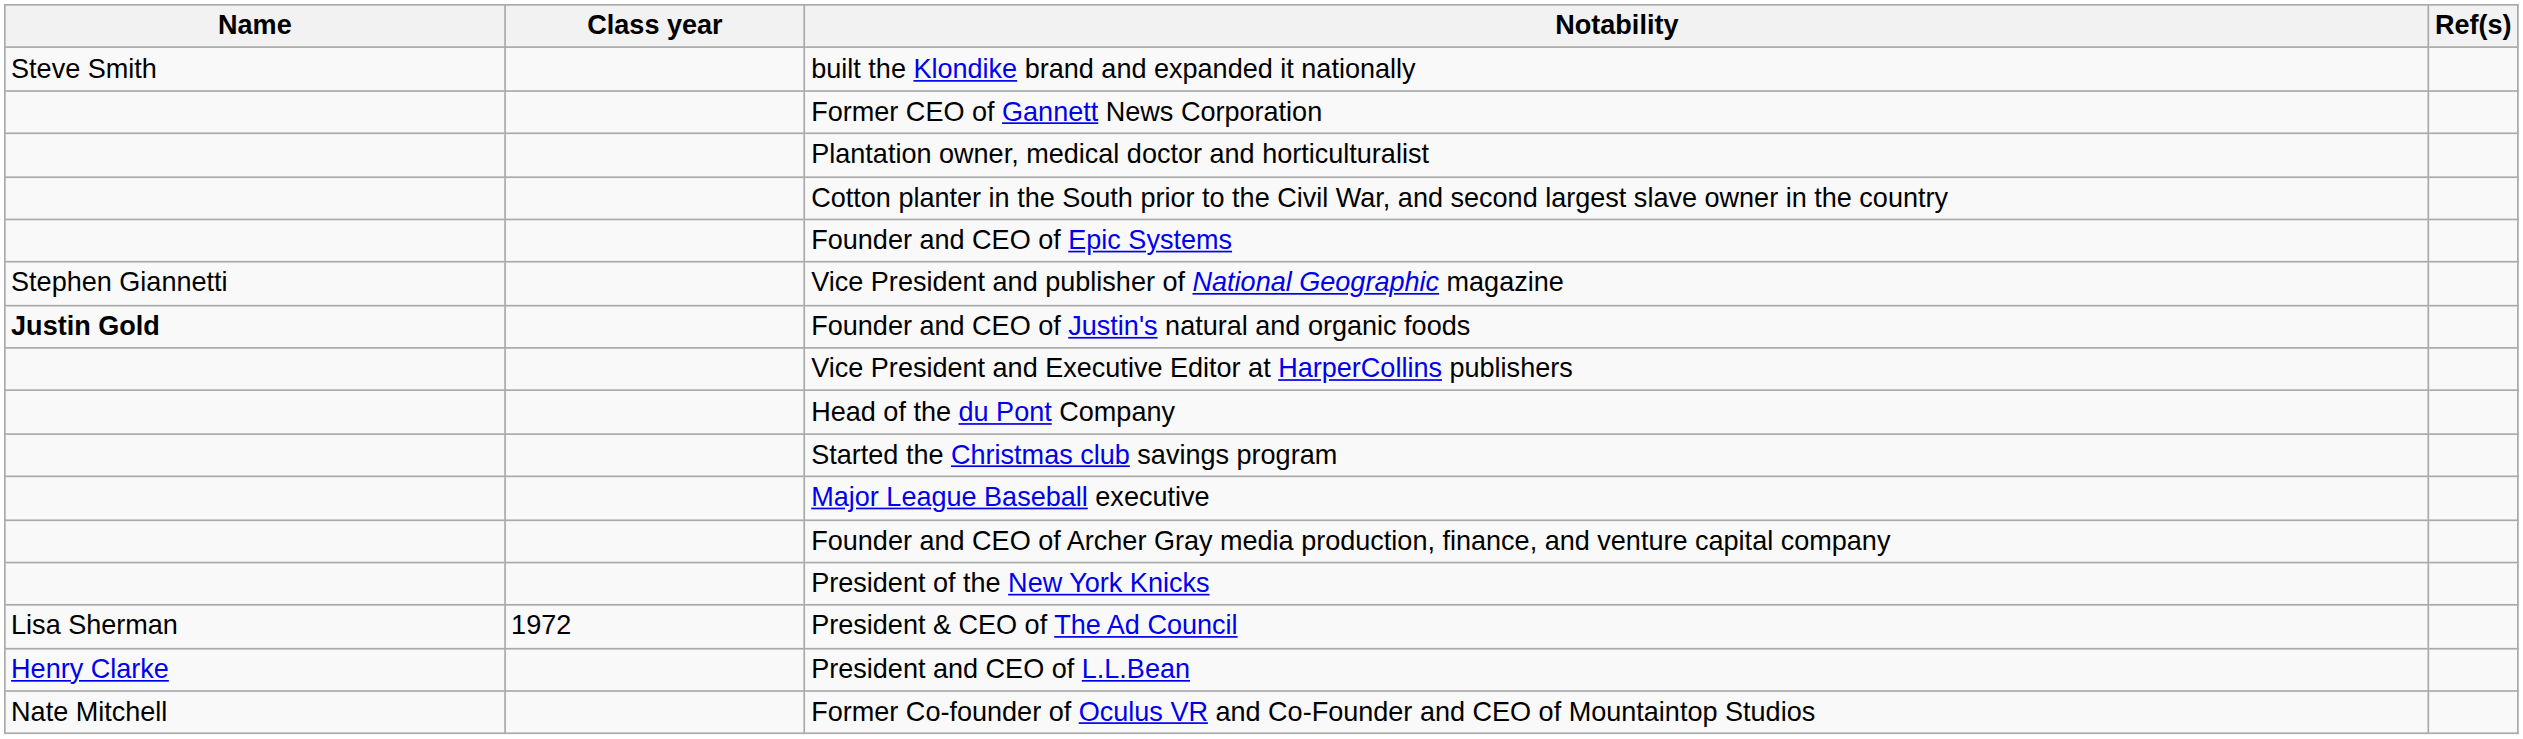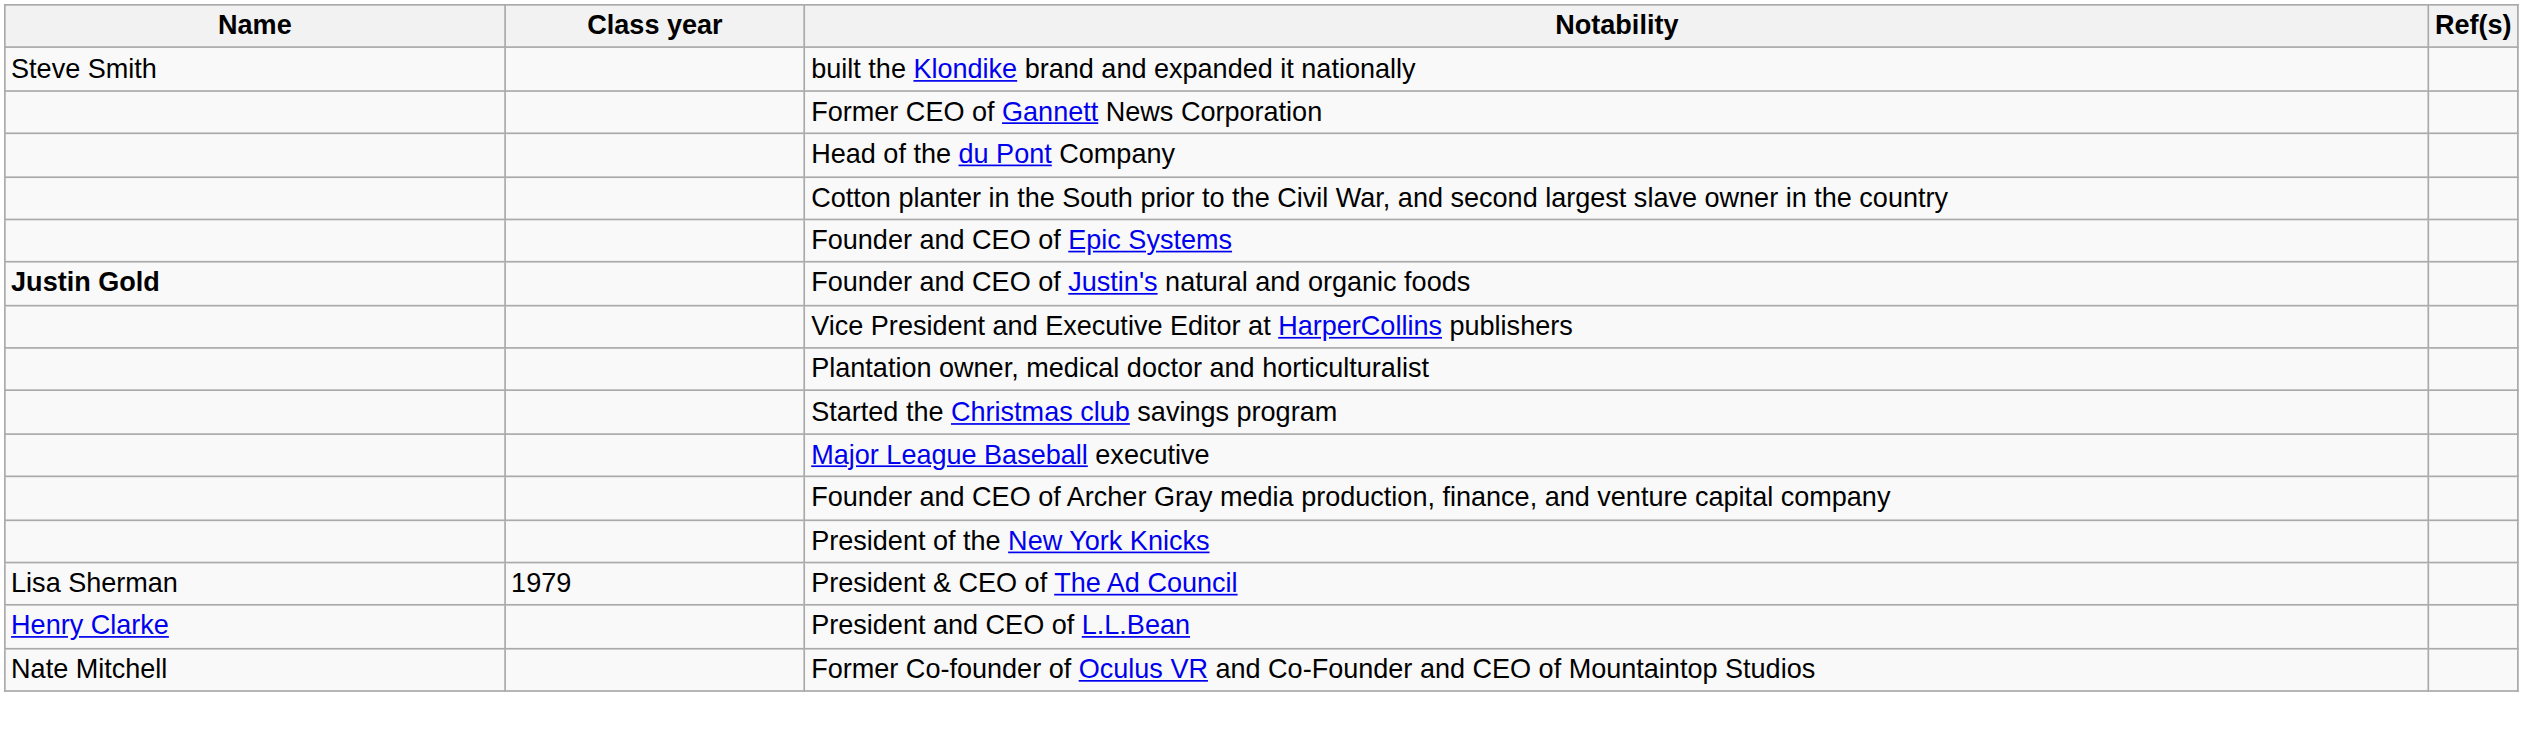rows swapped: (993, 411) <-> (1120, 154)
- row: (1188, 283)
(541, 626) 1972 -> (541, 583) 1979
